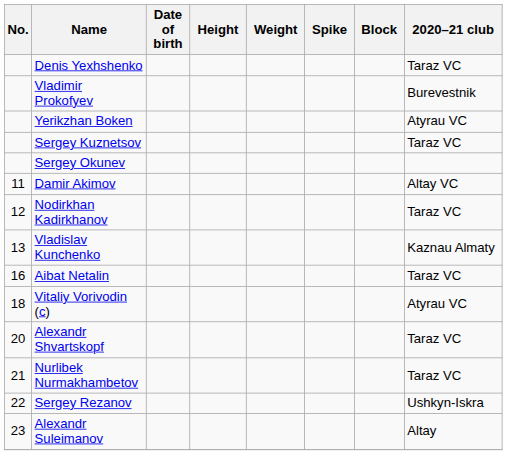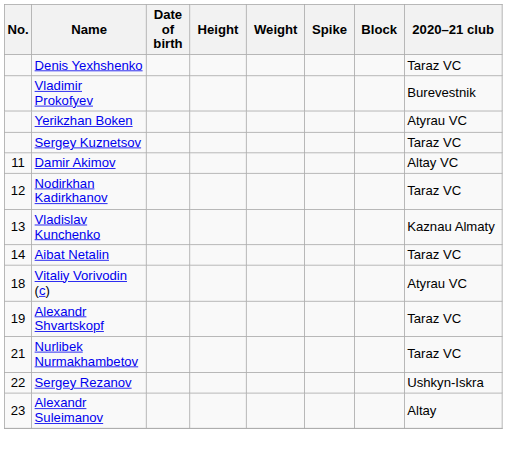- row: (80, 163)
(18, 275) 16 -> (18, 255) 14
(18, 339) 20 -> (18, 318) 19
